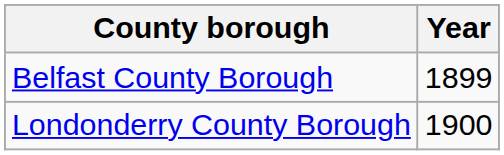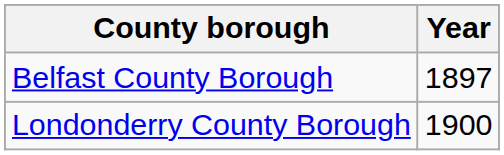(459, 76) 1899 -> (459, 76) 1897
